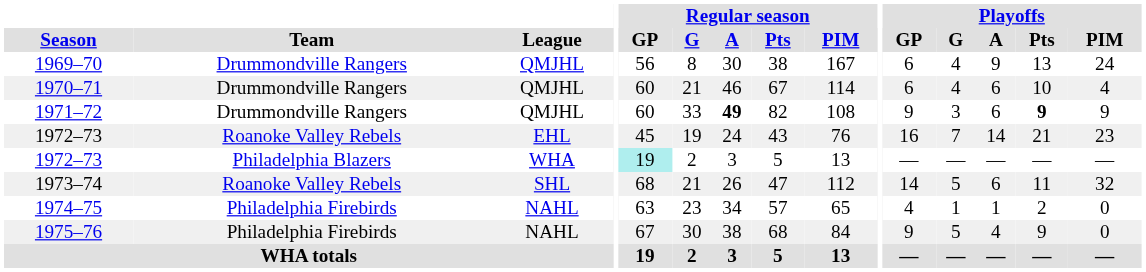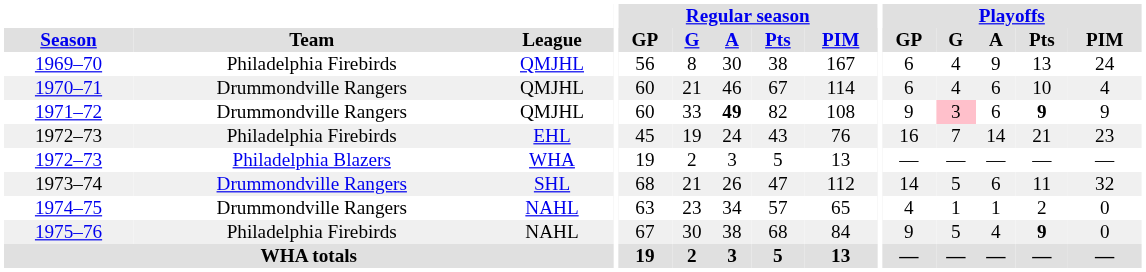(312, 63) Drummondville Rangers -> (312, 63) Philadelphia Firebirds
(956, 111) no background -> (956, 111) pink background
(312, 135) Roanoke Valley Rebels -> (312, 135) Philadelphia Firebirds
(645, 159) paleturquoise background -> (645, 159) no background
(312, 183) Roanoke Valley Rebels -> (312, 183) Drummondville Rangers
(312, 207) Philadelphia Firebirds -> (312, 207) Drummondville Rangers
(1042, 231) normal -> (1042, 231) bold
